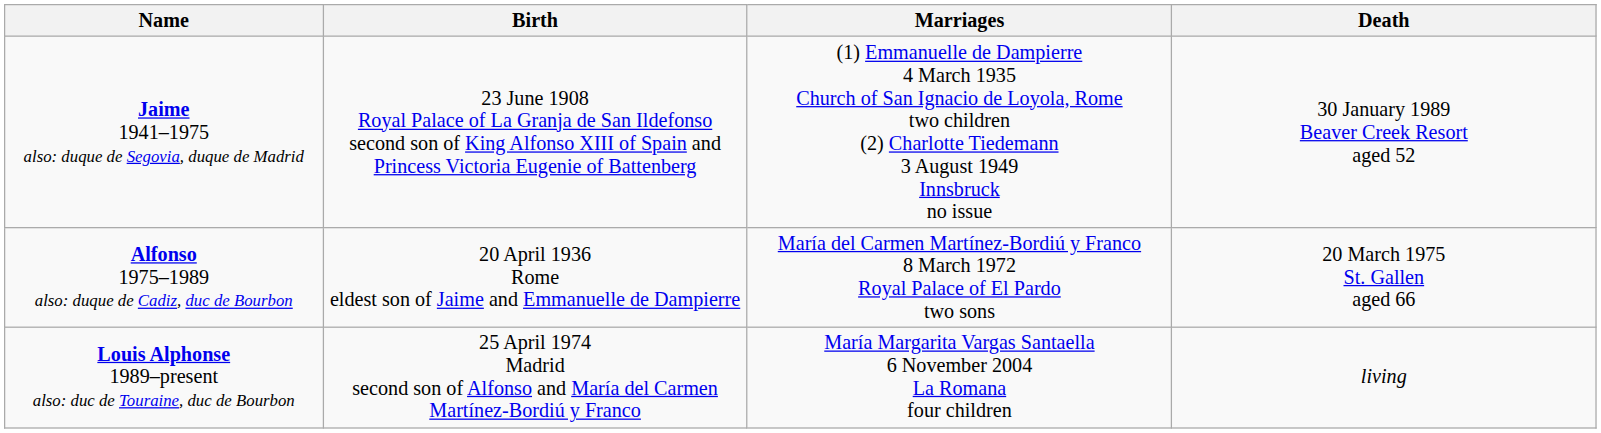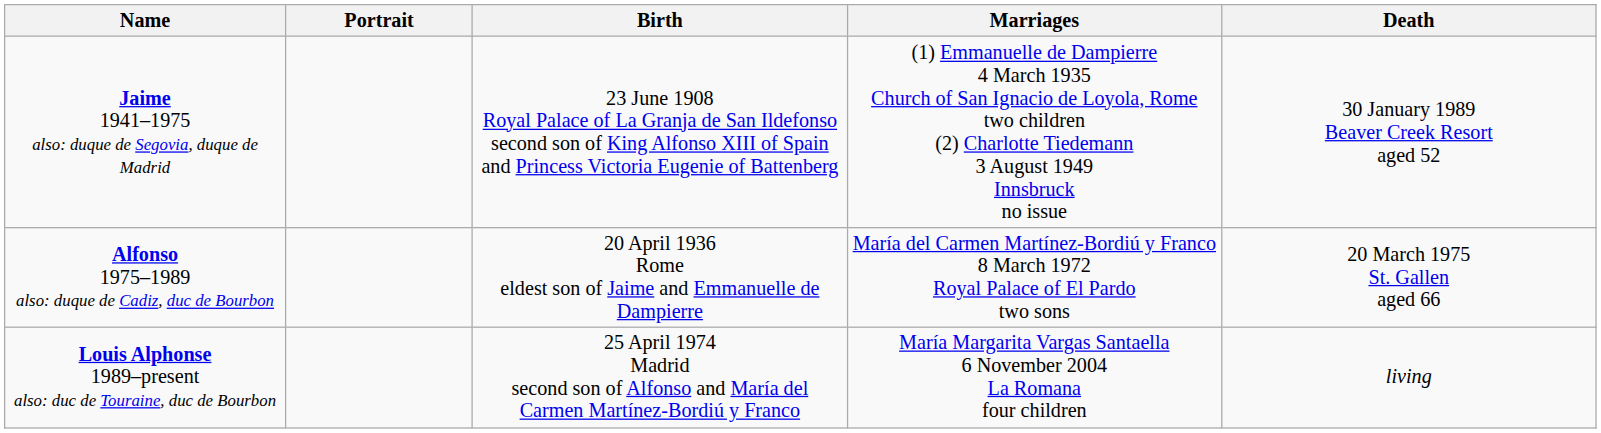+ column: (379, 20)
